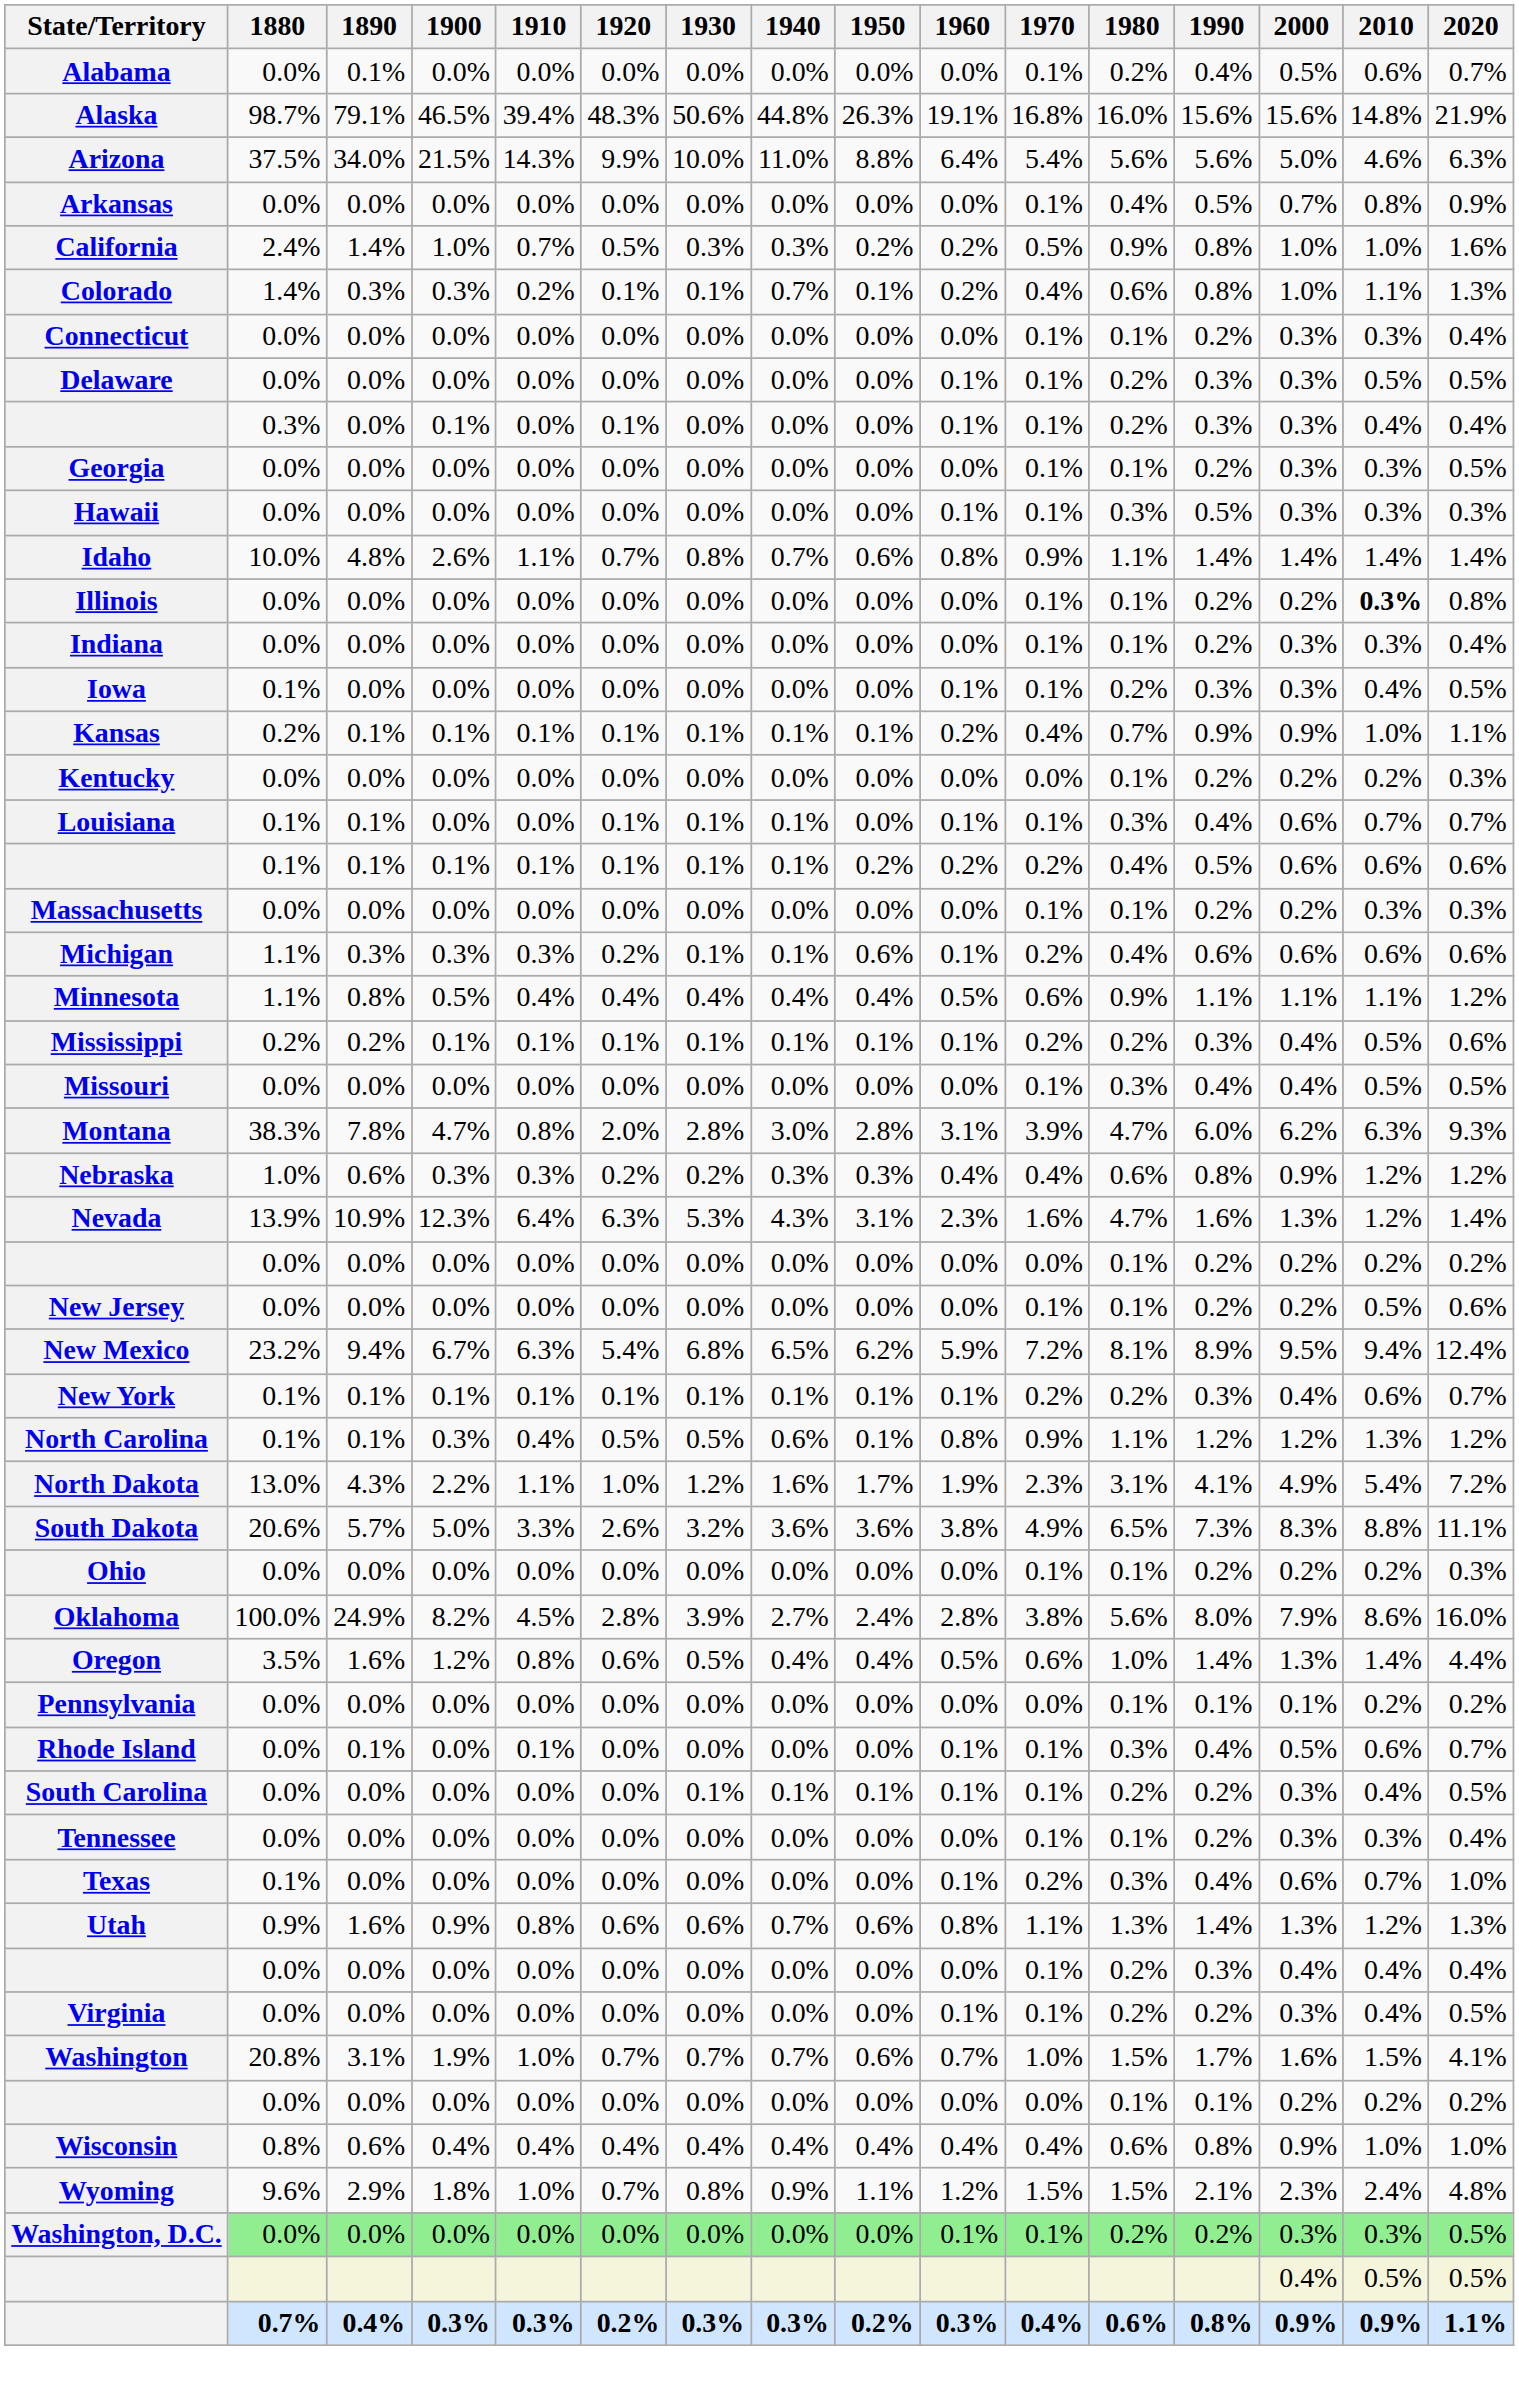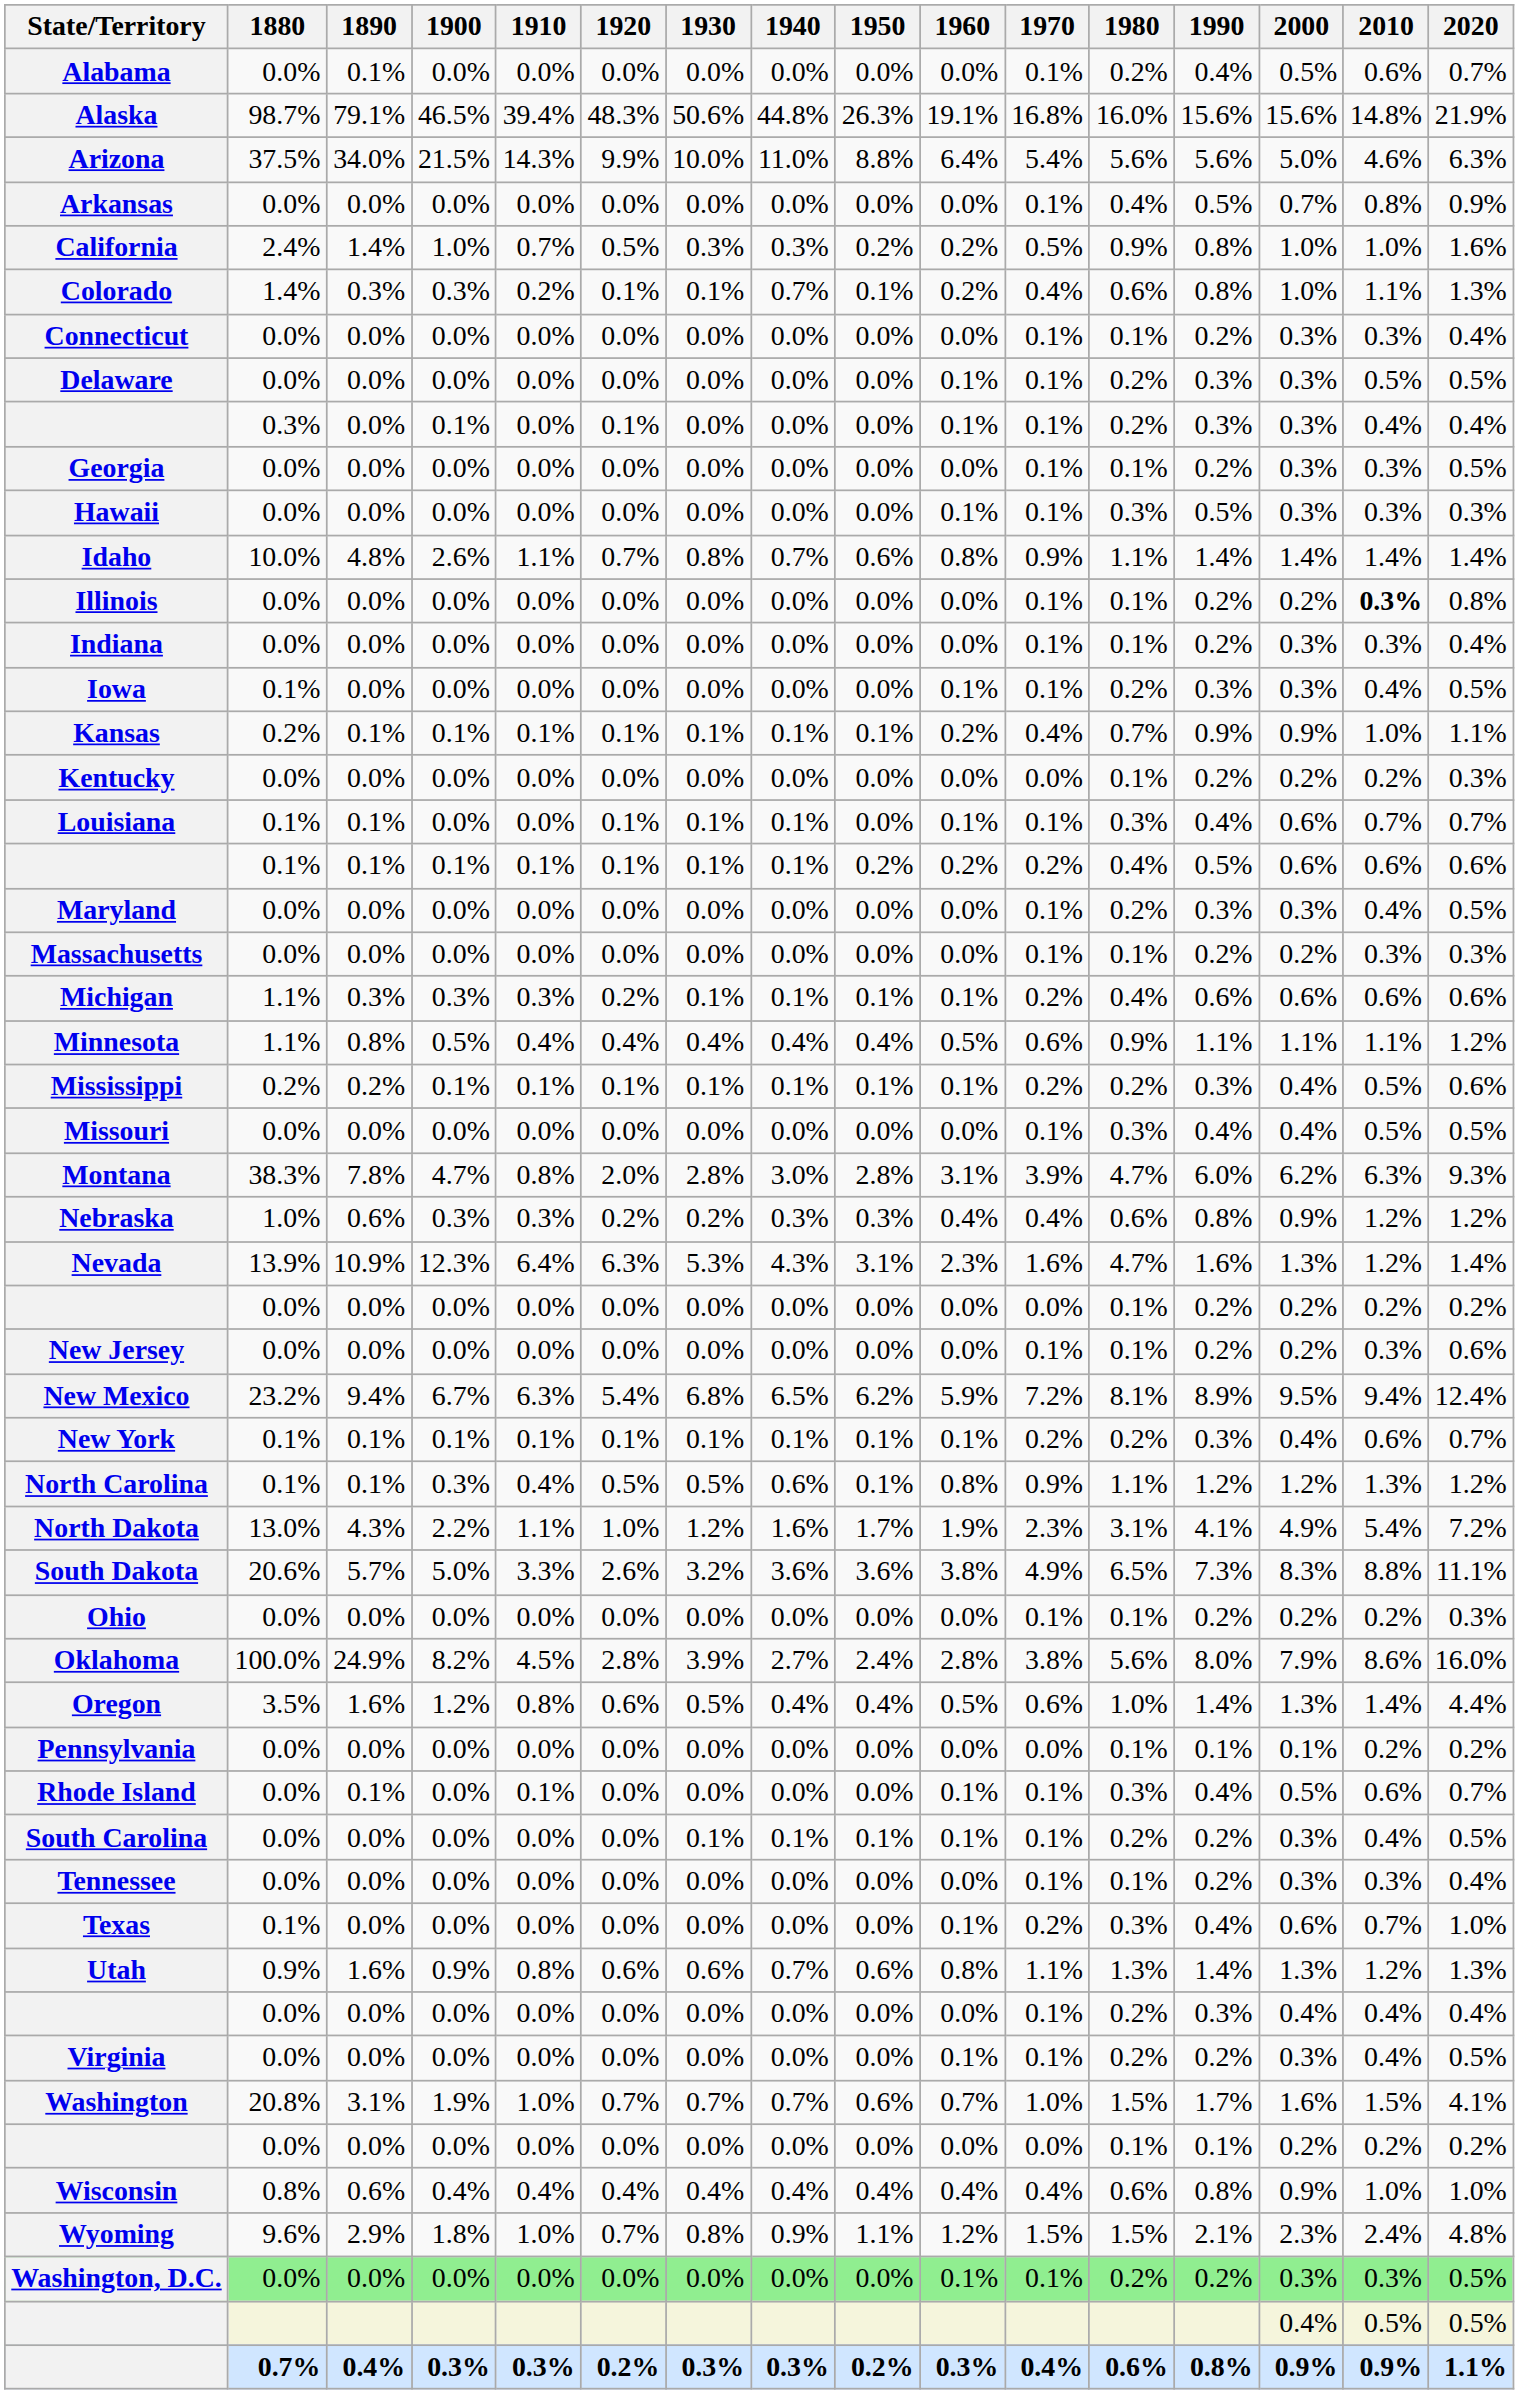+ row: (116, 909)
(885, 953) 0.6% -> (885, 997) 0.1%
(1393, 1306) 0.5% -> (1393, 1351) 0.3%
